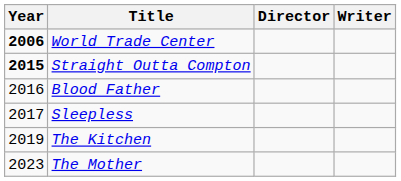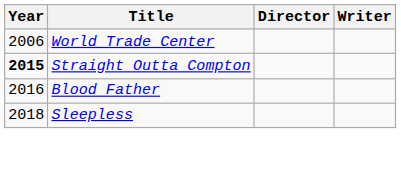(26, 41) bold -> (26, 41) normal
(26, 115) 2017 -> (26, 115) 2018
- row: (101, 140)
- row: (97, 164)
